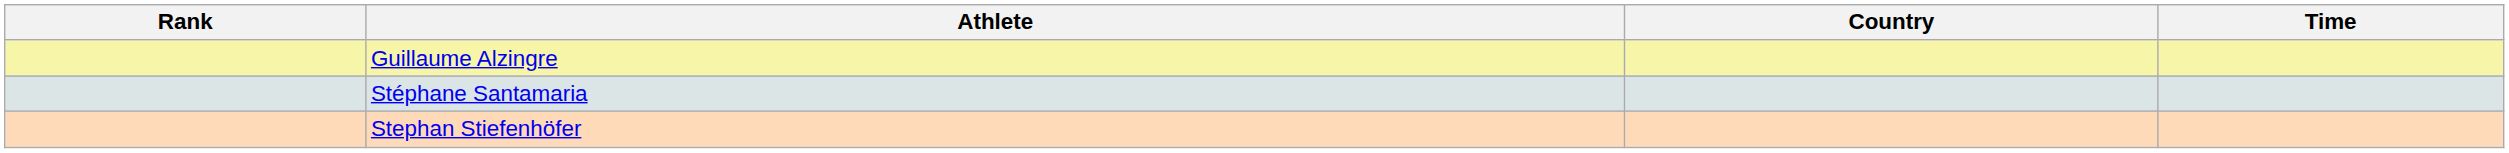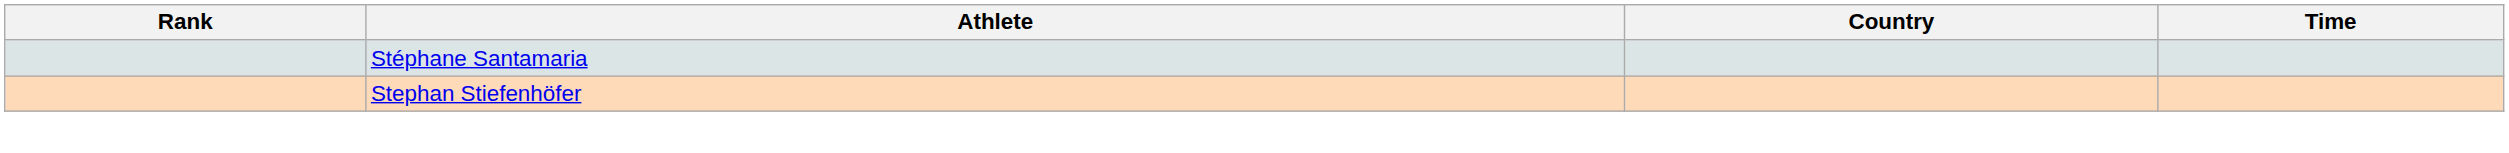- row: (464, 57)
